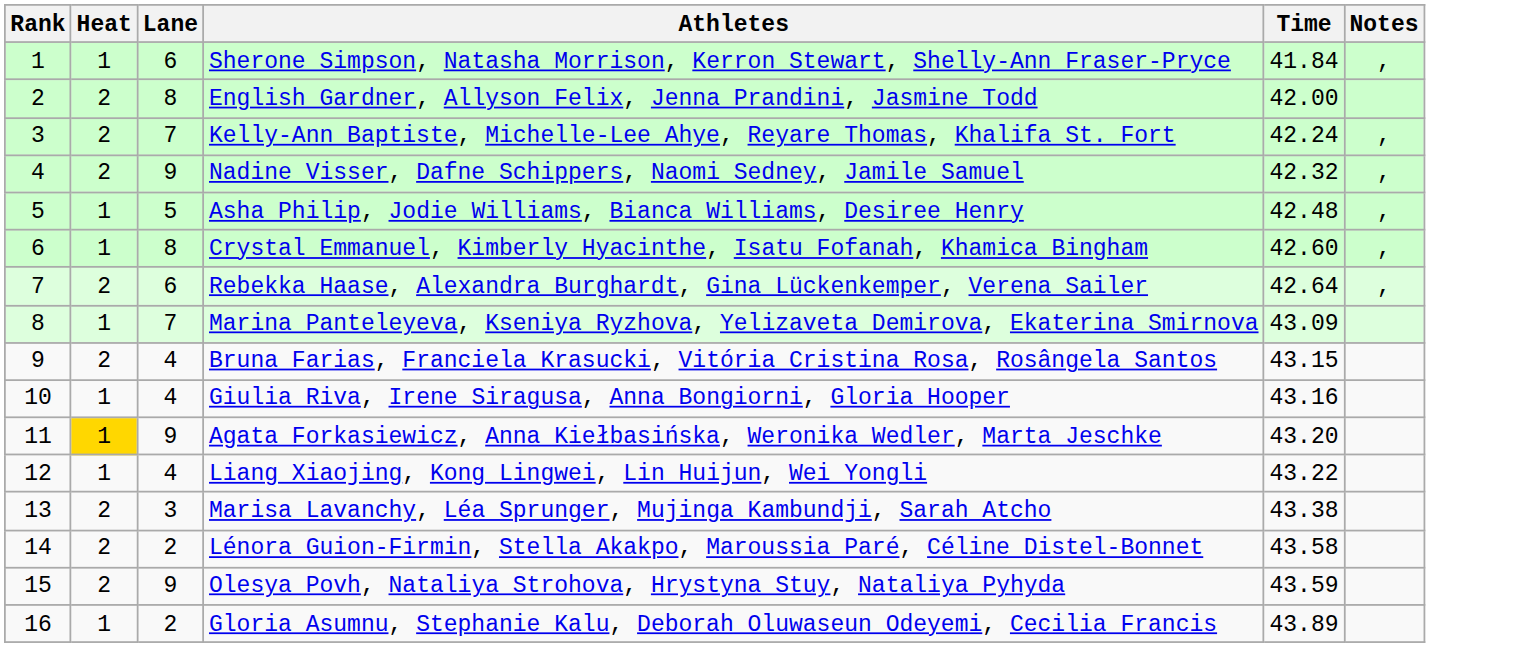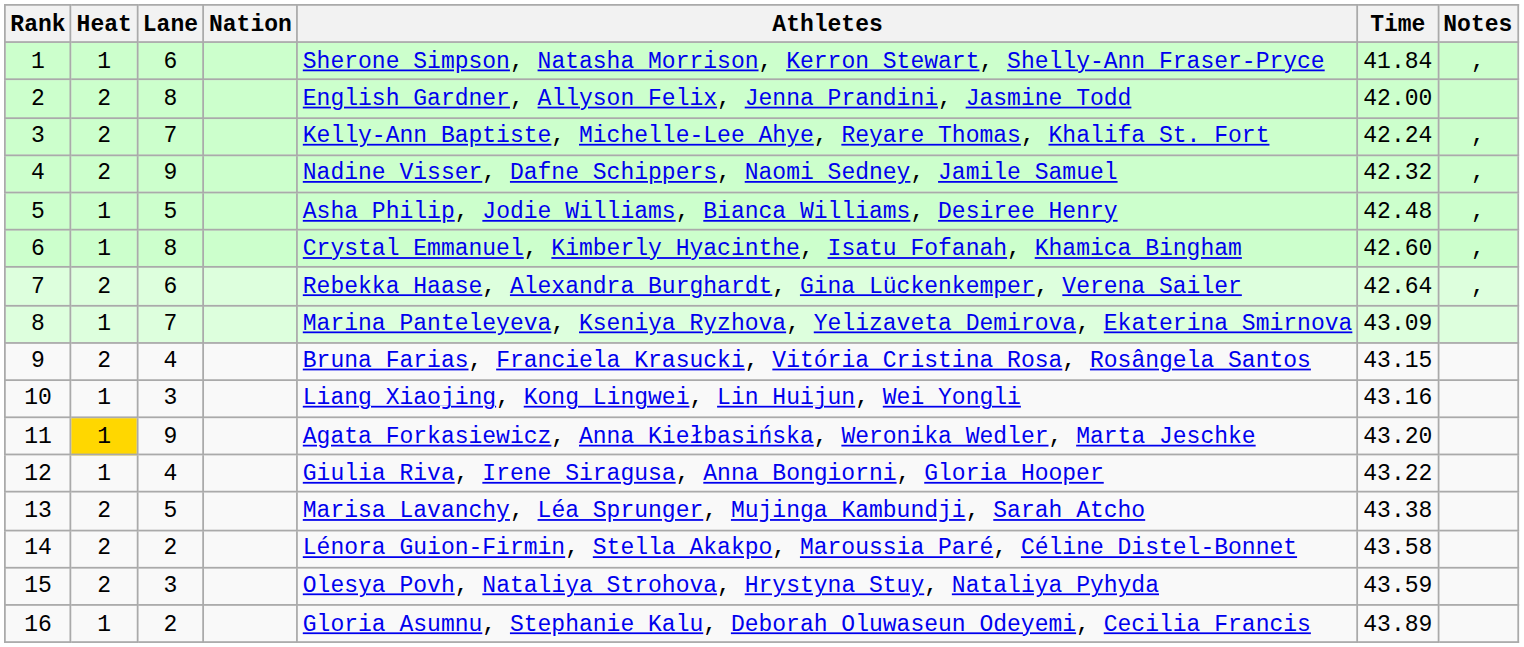+ column: (250, 24)
(170, 399) 4 -> (170, 399) 3
(609, 399) Giulia Riva, Irene Siragusa, Anna Bongiorni, Gloria Hooper -> (662, 399) Liang Xiaojing, Kong Lingwei, Lin Huijun, Wei Yongli
(568, 474) Liang Xiaojing, Kong Lingwei, Lin Huijun, Wei Yongli -> (703, 474) Giulia Riva, Irene Siragusa, Anna Bongiorni, Gloria Hooper
(170, 511) 3 -> (170, 511) 5
(170, 586) 9 -> (170, 586) 3
